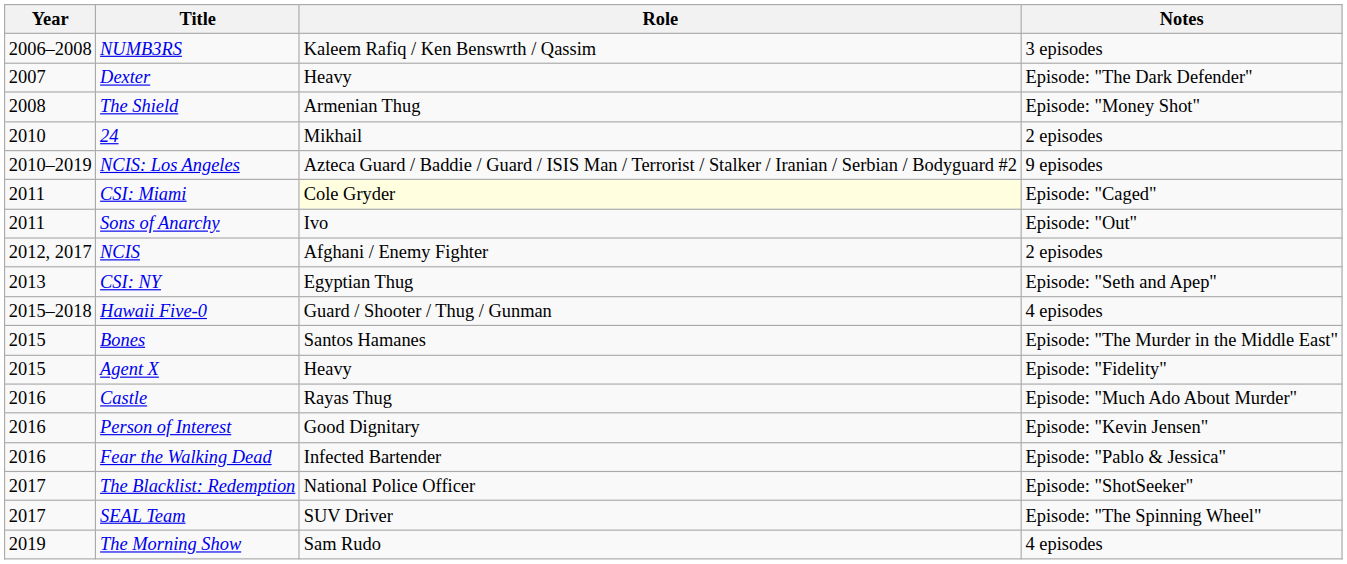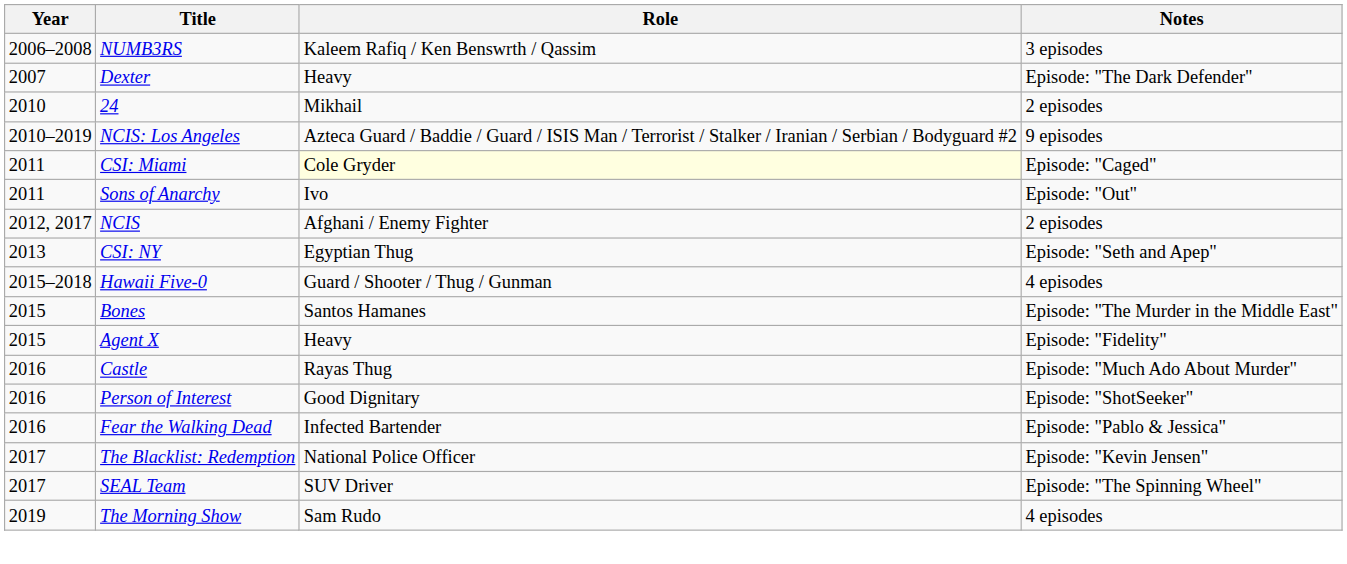- row: (139, 106)
(1117, 427) Episode: "Kevin Jensen" -> (1109, 398) Episode: "ShotSeeker"
(1109, 485) Episode: "ShotSeeker" -> (1117, 456) Episode: "Kevin Jensen"
